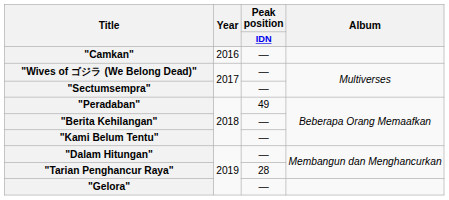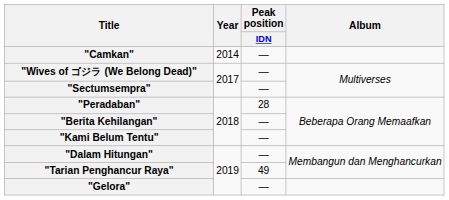(228, 54) 2016 -> (228, 54) 2014
(264, 105) 49 -> (264, 105) 28
(264, 170) 28 -> (264, 170) 49
